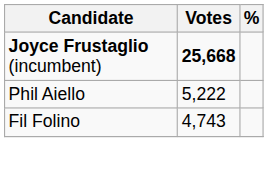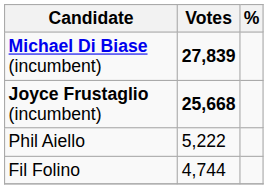+ row: (78, 56)
(204, 121) 4,743 -> (204, 169) 4,744
